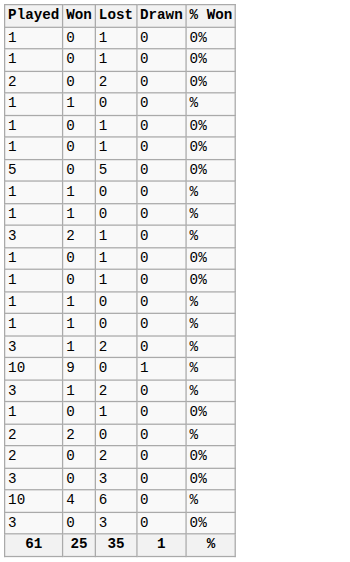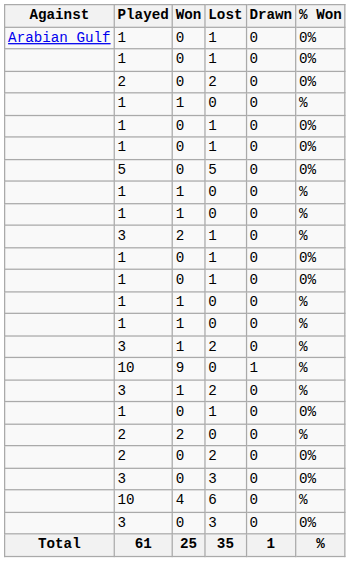+ column: (59, 16)
